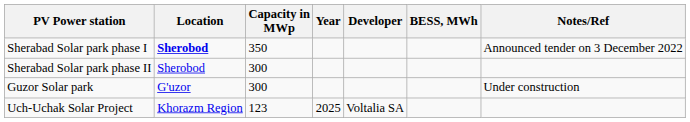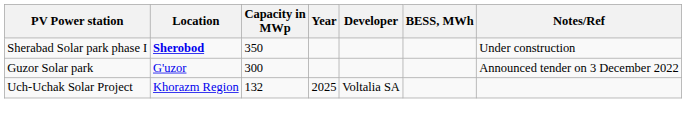(583, 48) Announced tender on 3 December 2022 -> (527, 48) Under construction
- row: (79, 68)
(532, 87) Under construction -> (579, 68) Announced tender on 3 December 2022
(258, 107) 123 -> (254, 87) 132
